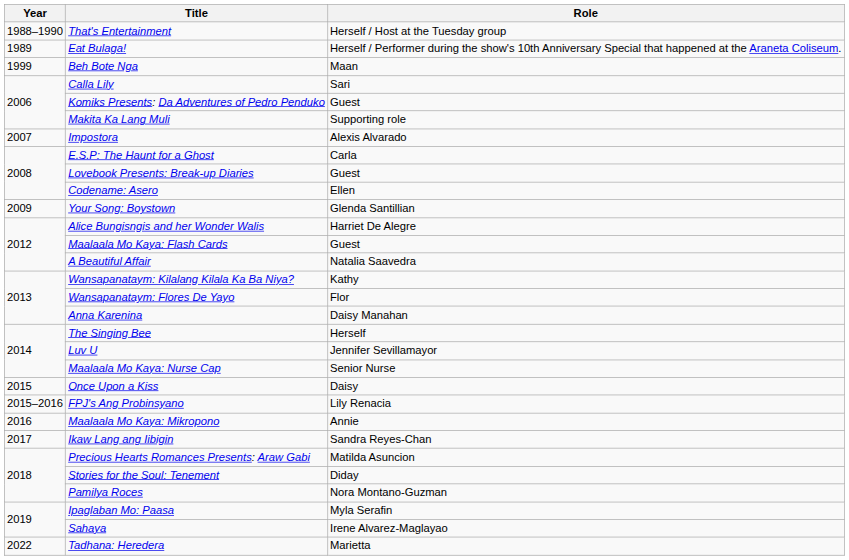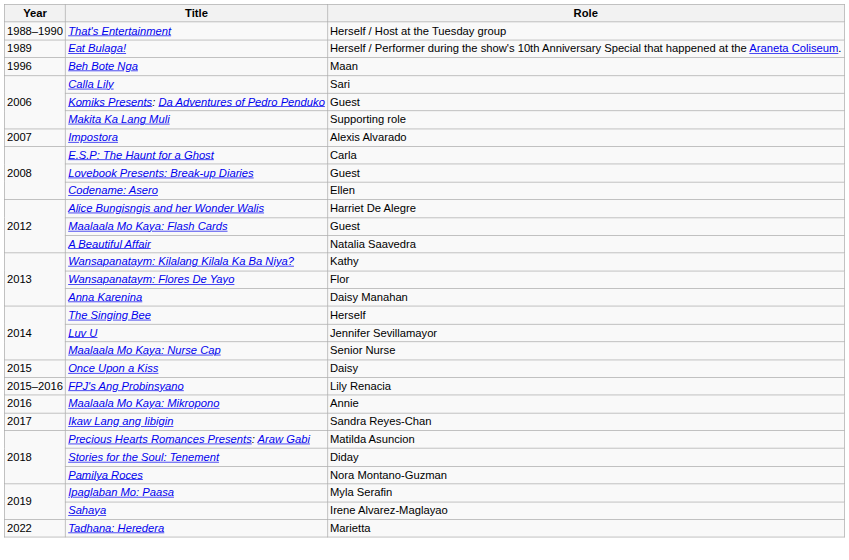(19, 66) 1999 -> (19, 66) 1996
- row: (122, 208)
